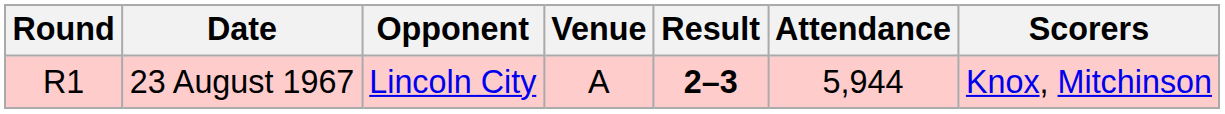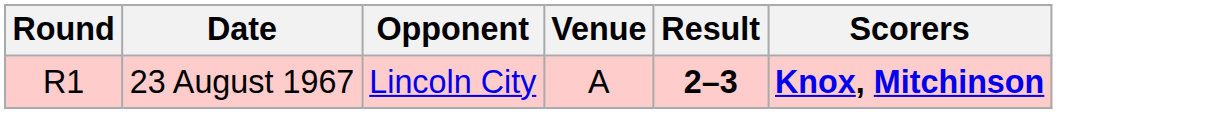- column: (863, 30)
(1089, 81) normal -> (910, 81) bold
